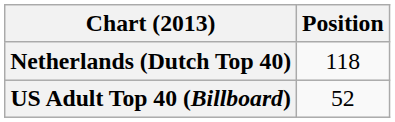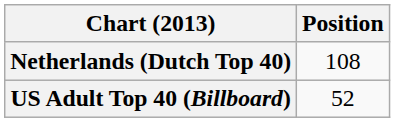(343, 60) 118 -> (343, 60) 108
